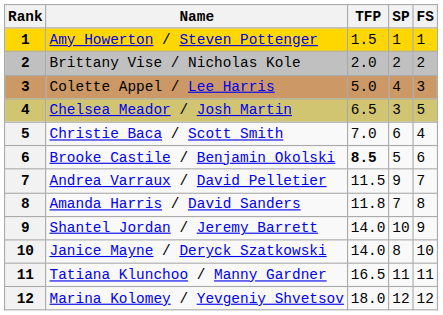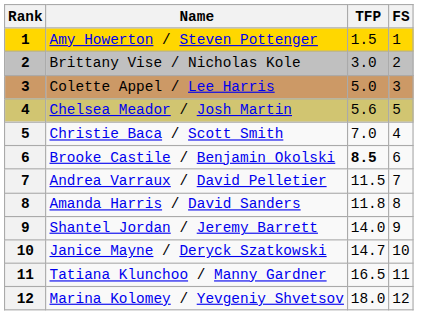- column: (401, 16)
(364, 63) 2.0 -> (364, 63) 3.0
(364, 110) 6.5 -> (364, 110) 5.6
(368, 251) 14.0 -> (368, 251) 14.7
